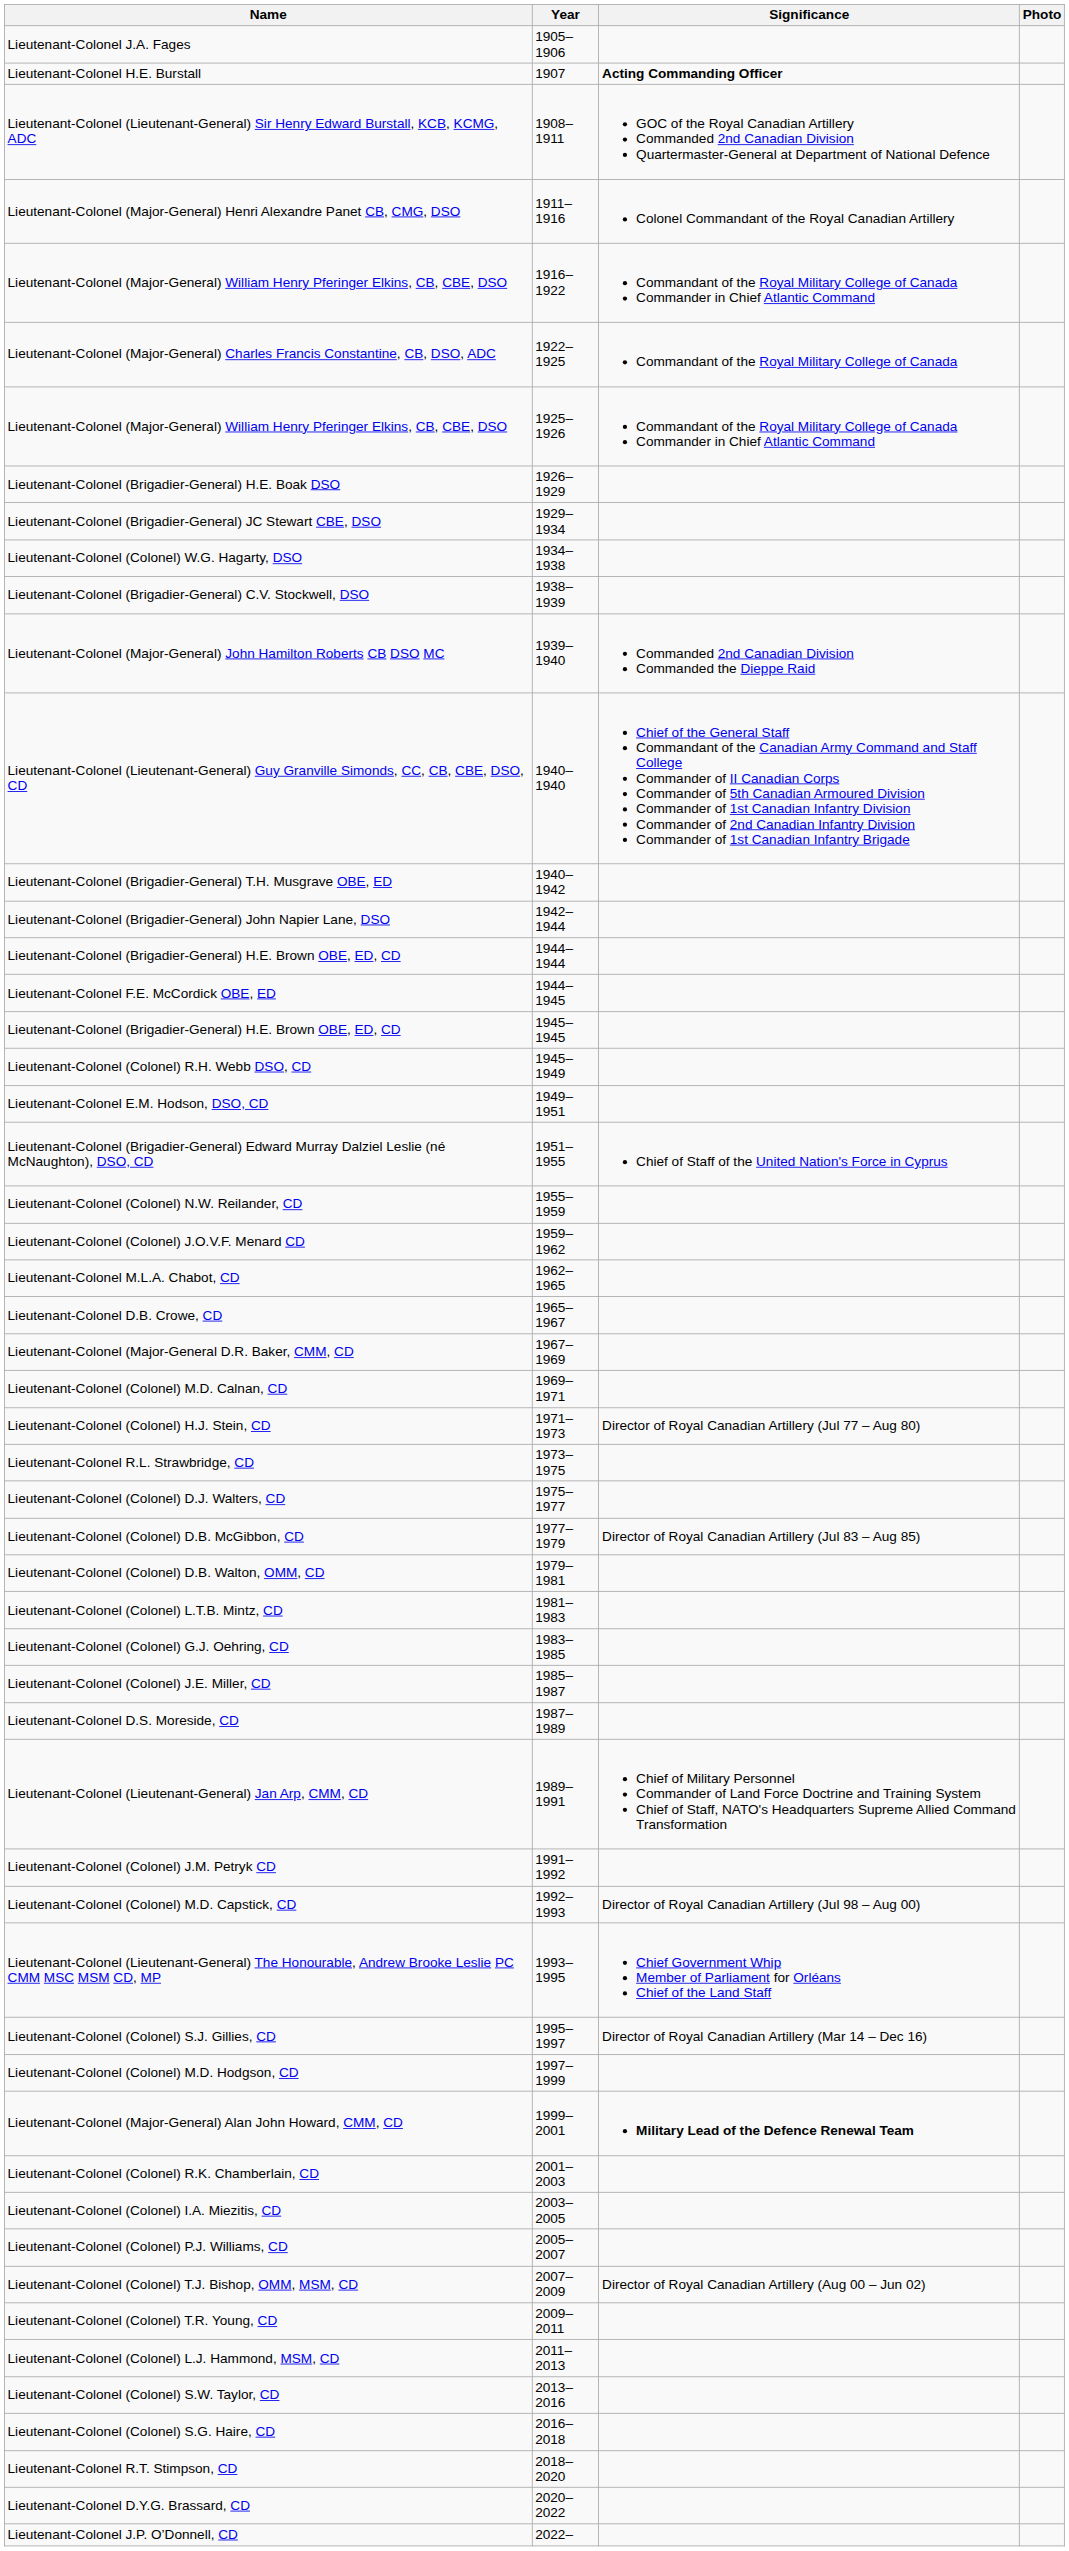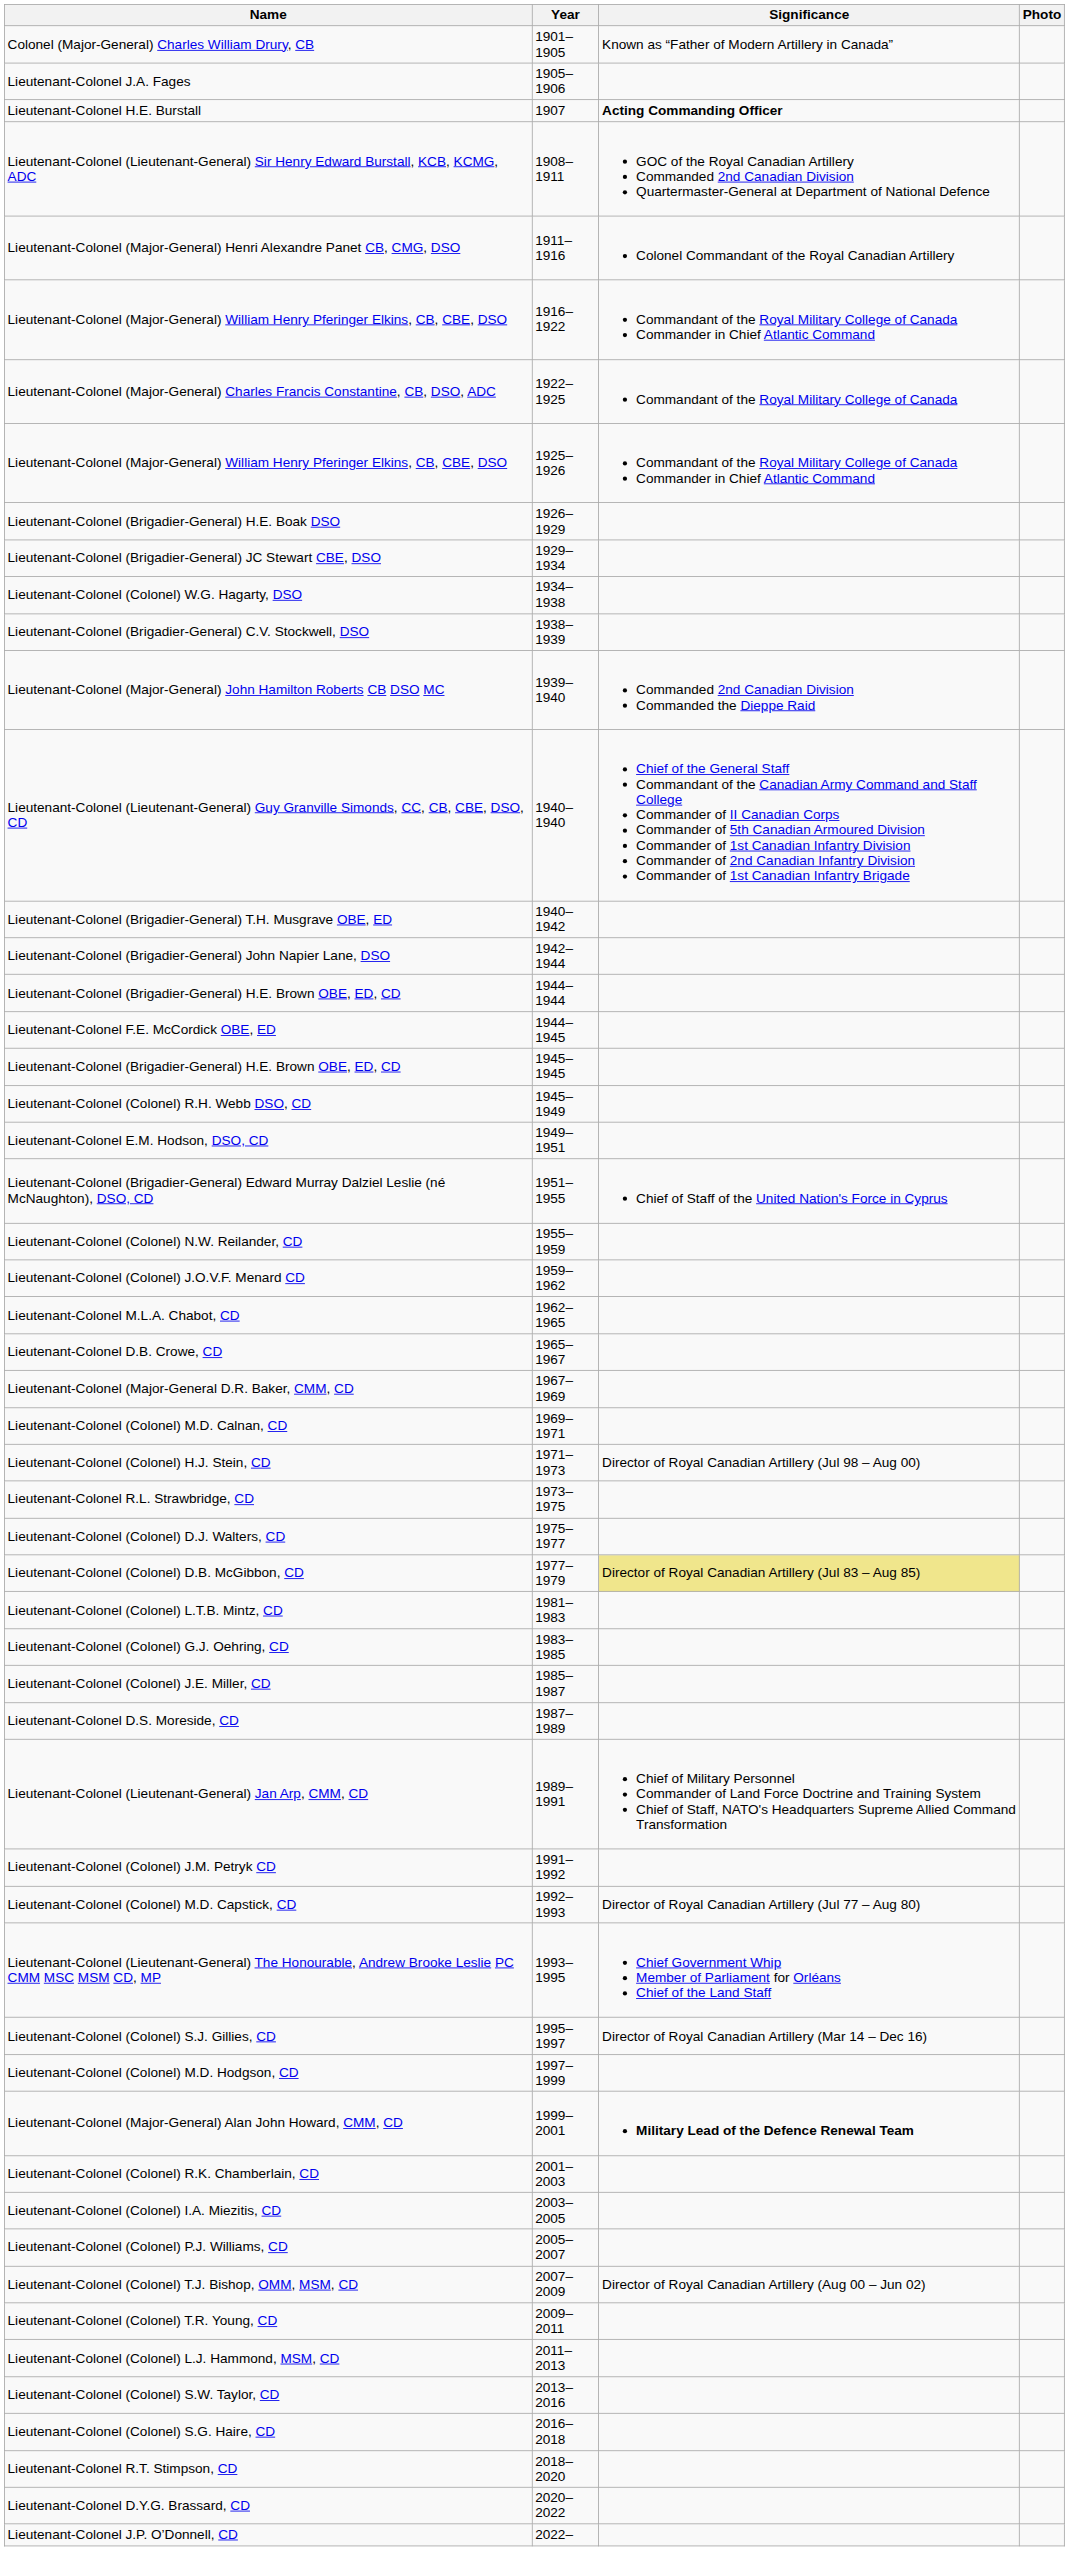+ row: (161, 44)
(761, 1425) Director of Royal Canadian Artillery (Jul 77 – Aug 80) -> (761, 1462) Director of Royal Canadian Artillery (Jul 98 – Aug 00)
(761, 1536) no background -> (761, 1573) khaki background
- row: (166, 1573)
(761, 1904) Director of Royal Canadian Artillery (Jul 98 – Aug 00) -> (761, 1904) Director of Royal Canadian Artillery (Jul 77 – Aug 80)
